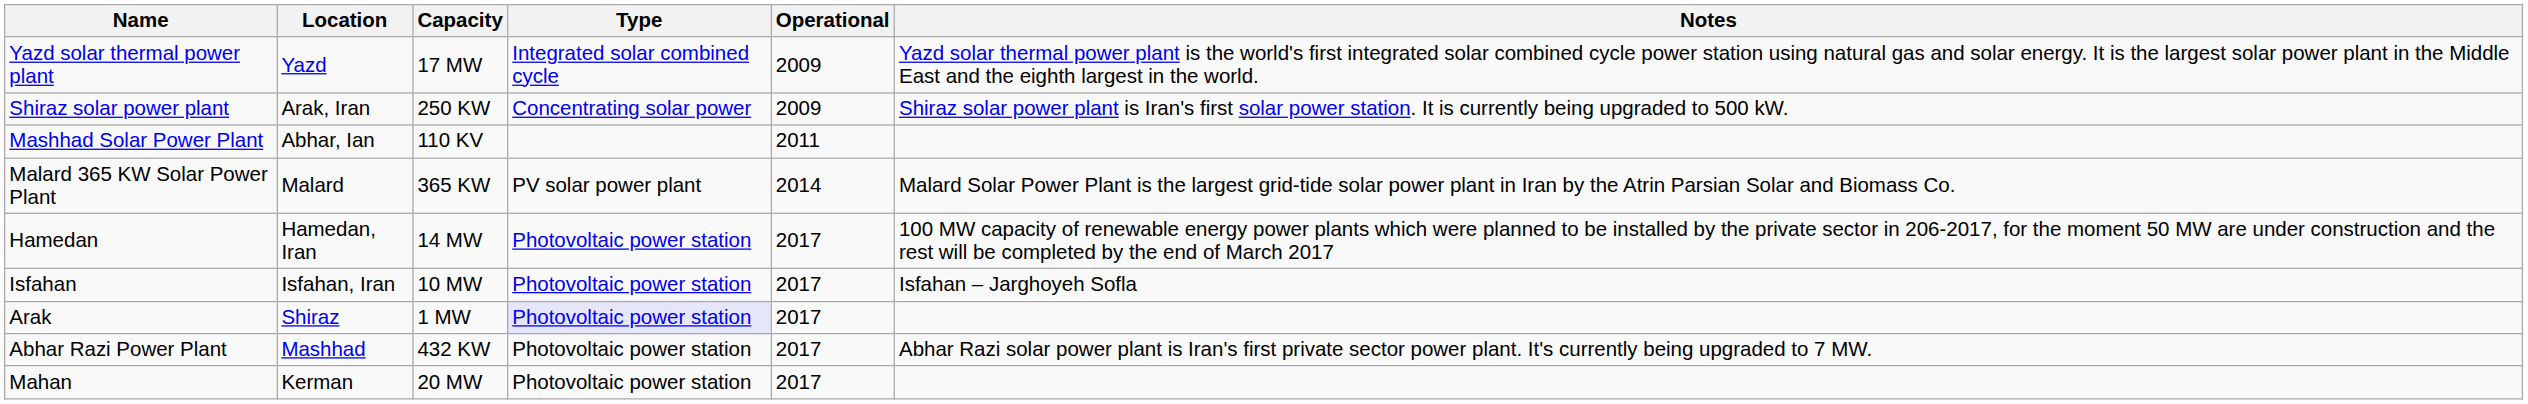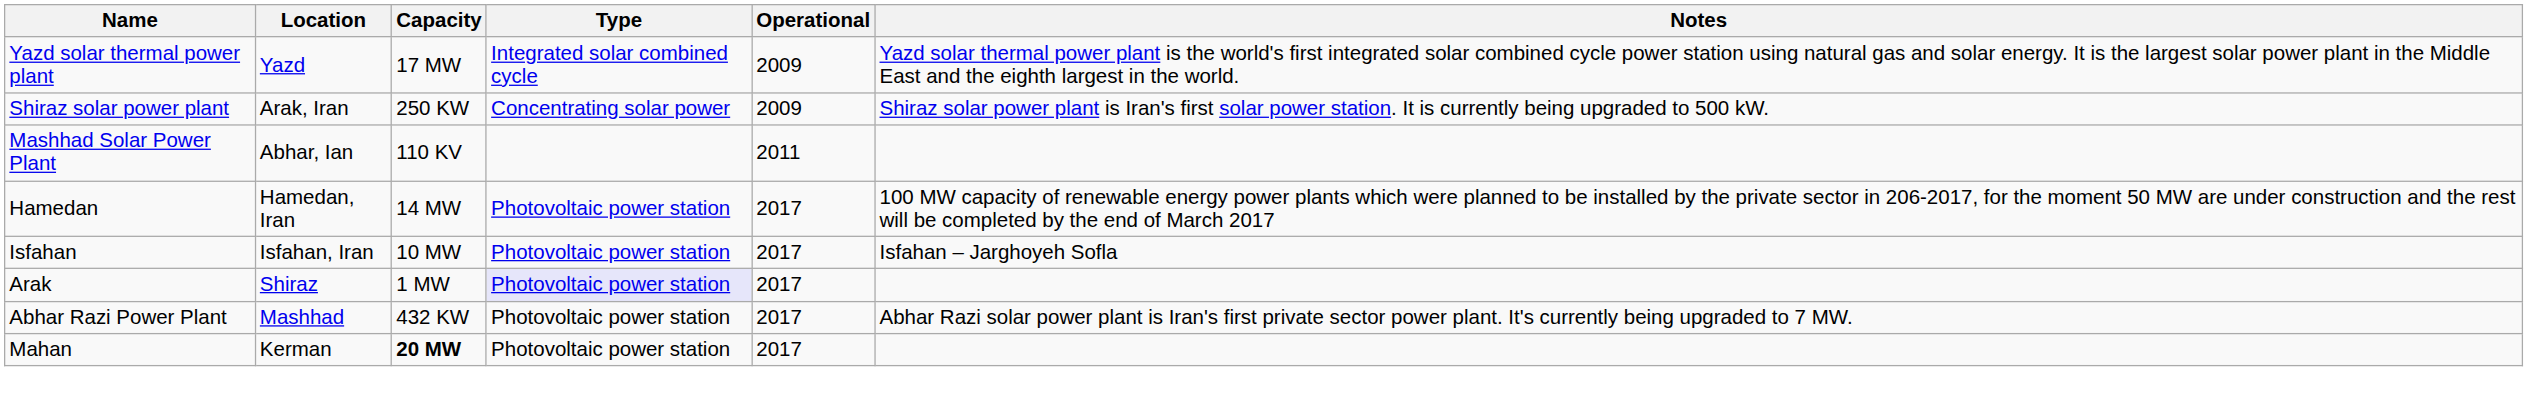- row: (139, 185)
(450, 382) normal -> (429, 349) bold
